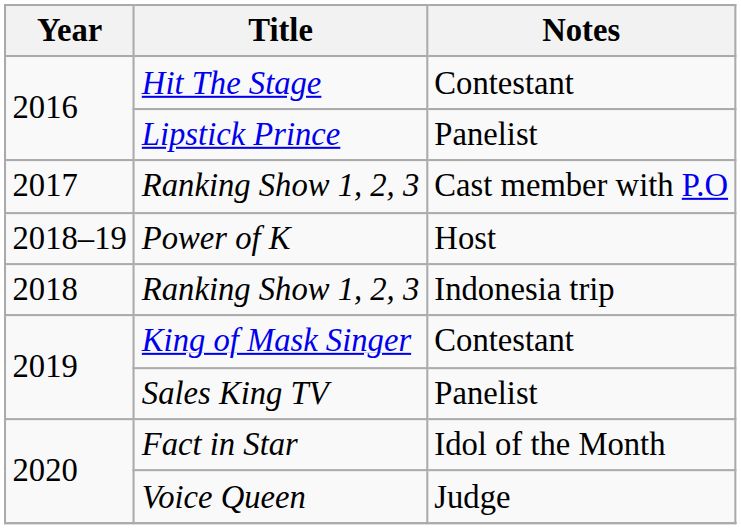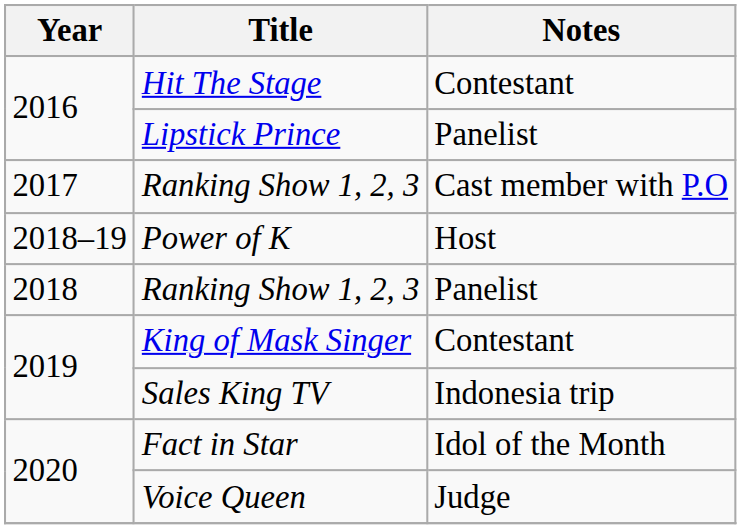(525, 289) Indonesia trip -> (486, 289) Panelist
(486, 392) Panelist -> (525, 392) Indonesia trip
